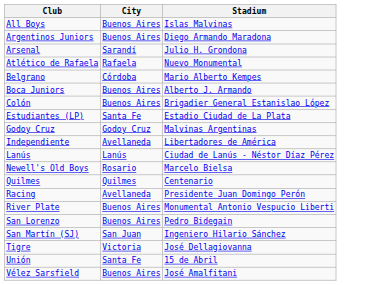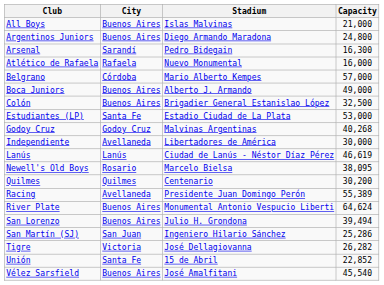+ column: (357, 11)
(206, 50) Julio H. Grondona -> (198, 50) Pedro Bidegain
(198, 221) Pedro Bidegain -> (206, 221) Julio H. Grondona
